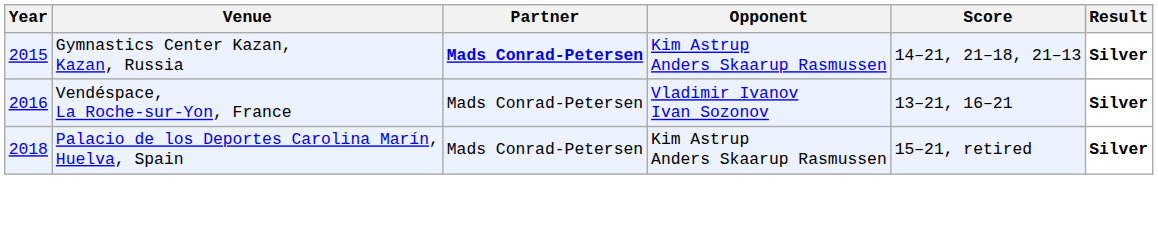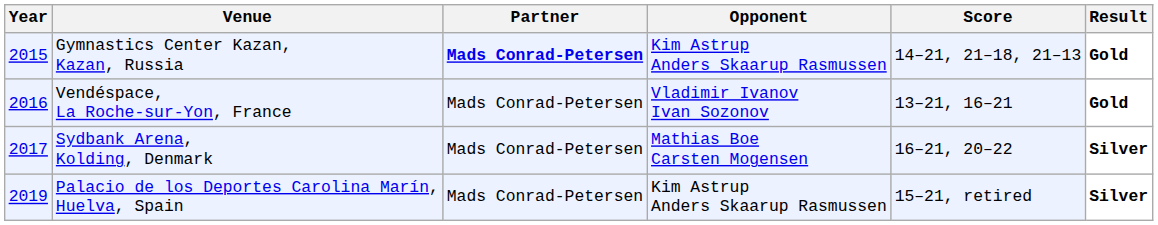(1119, 55) Silver -> (1109, 55) Gold
(1119, 103) Silver -> (1109, 103) Gold
+ row: (134, 150)
(28, 150) 2018 -> (28, 197) 2019
